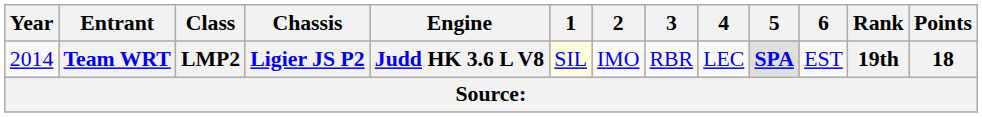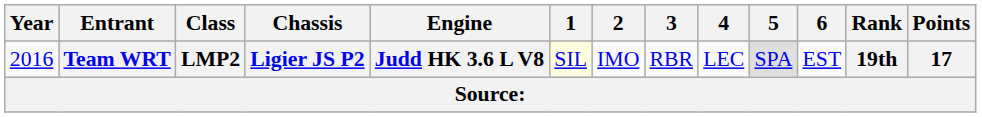(32, 58) 2014 -> (32, 58) 2016
(774, 58) bold -> (773, 58) normal
(943, 58) 18 -> (941, 58) 17
